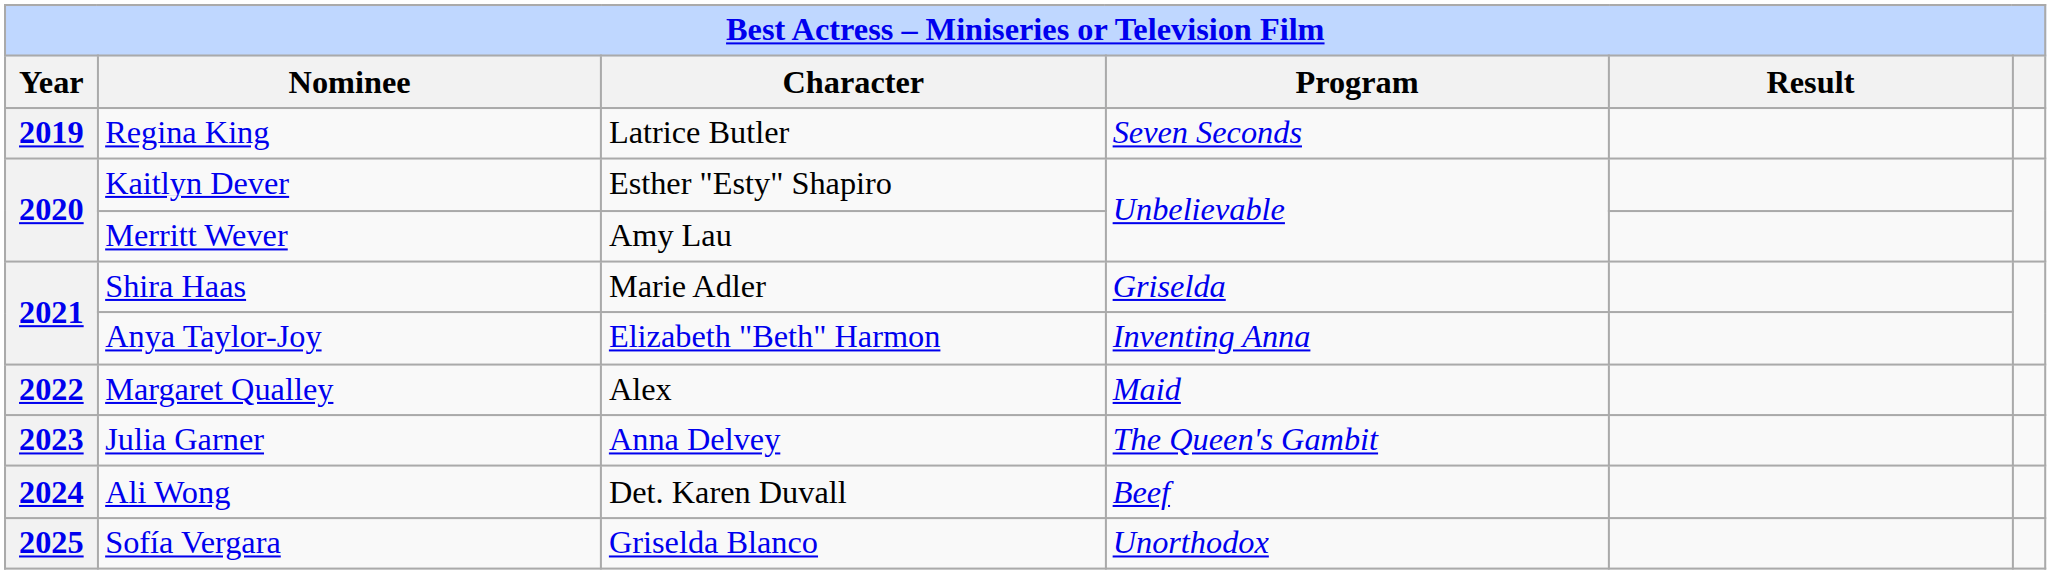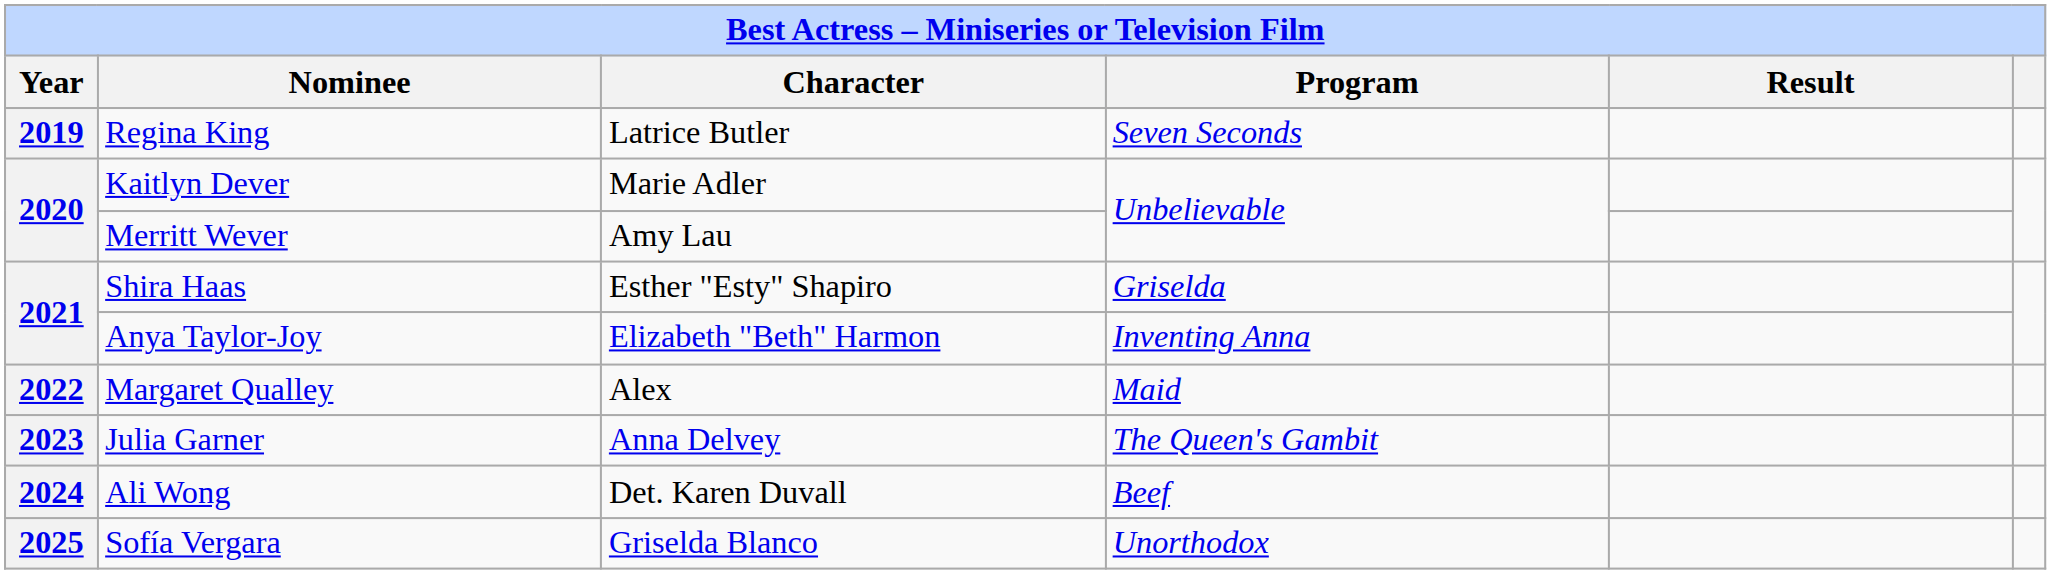(750, 183) Esther "Esty" Shapiro -> (687, 183) Marie Adler
(687, 286) Marie Adler -> (750, 286) Esther "Esty" Shapiro
